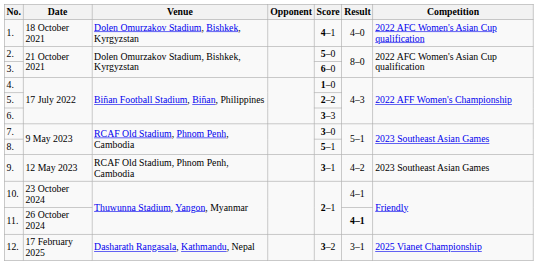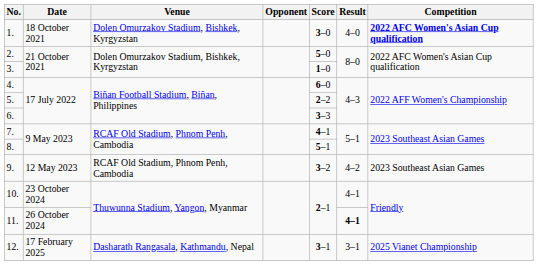(328, 33) 4–1 -> (323, 33) 3–0
(436, 33) normal -> (434, 33) bold
(328, 69) 6–0 -> (323, 69) 1–0
(328, 85) 1–0 -> (323, 85) 6–0
(328, 131) 3–0 -> (323, 131) 4–1
(328, 168) 3–1 -> (323, 168) 3–2
(328, 247) 3–2 -> (323, 247) 3–1
